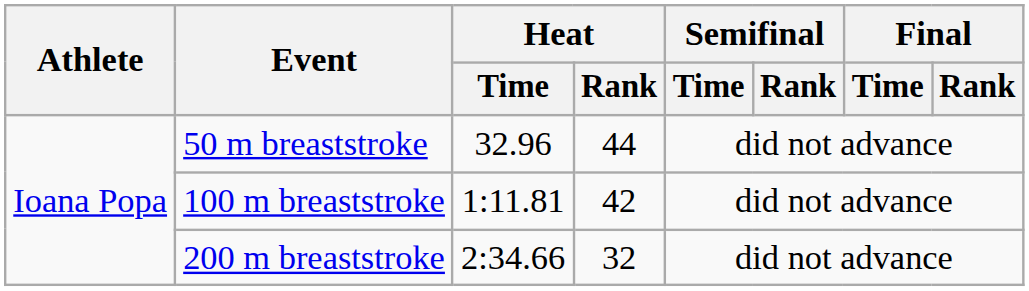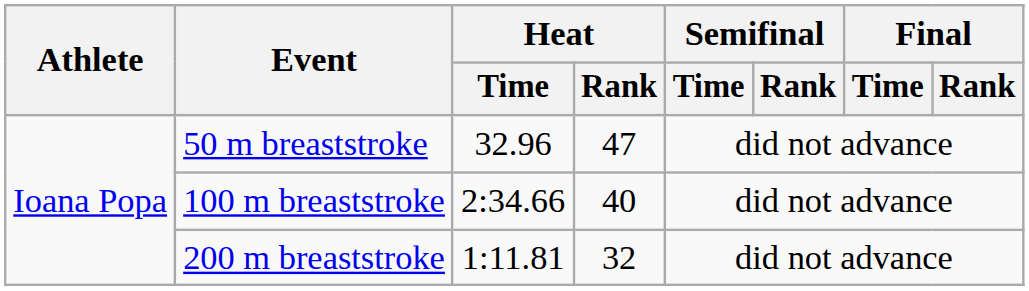(619, 143) 44 -> (619, 143) 47
(513, 200) 1:11.81 -> (513, 200) 2:34.66
(619, 200) 42 -> (619, 200) 40
(513, 257) 2:34.66 -> (513, 257) 1:11.81
